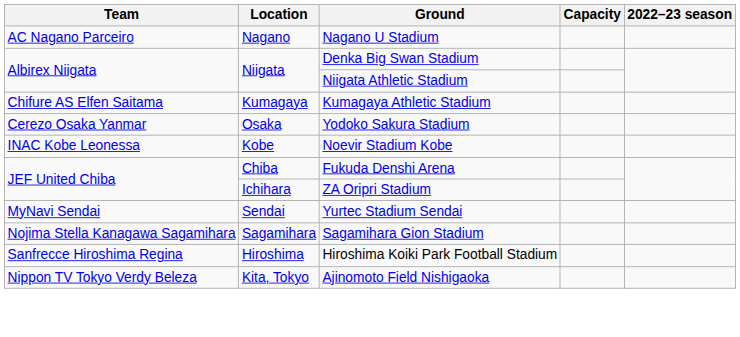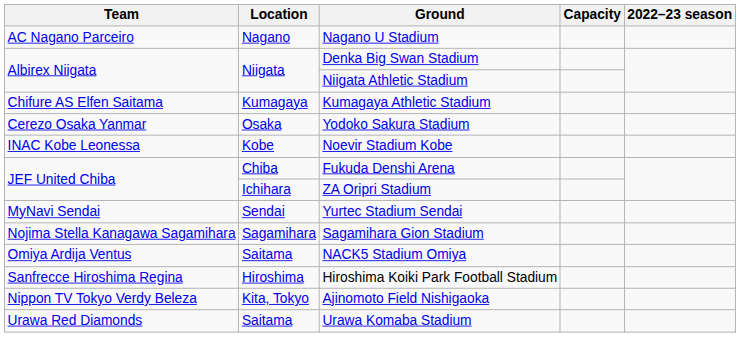+ row: (394, 255)
+ row: (397, 320)
